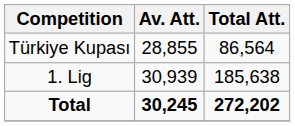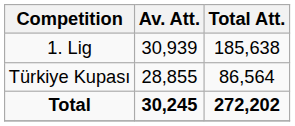rows swapped: (70, 76) <-> (70, 47)
